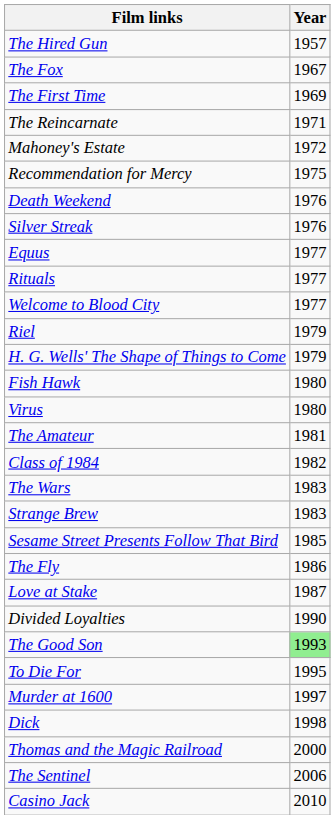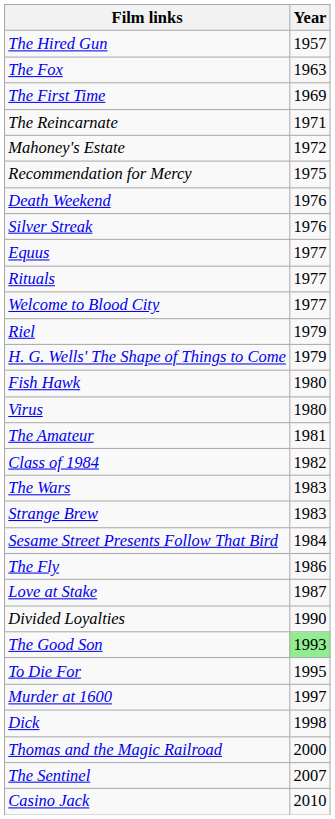(310, 69) 1967 -> (310, 69) 1963
(310, 540) 1985 -> (310, 540) 1984
(310, 775) 2006 -> (310, 775) 2007
